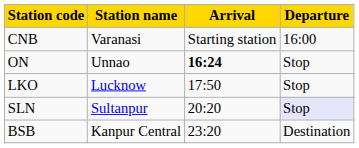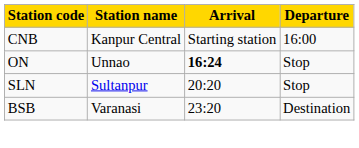(116, 39) Varanasi -> (136, 39) Kanpur Central
- row: (23, 85)
(296, 108) lavender background -> (296, 85) no background
(136, 131) Kanpur Central -> (116, 108) Varanasi
